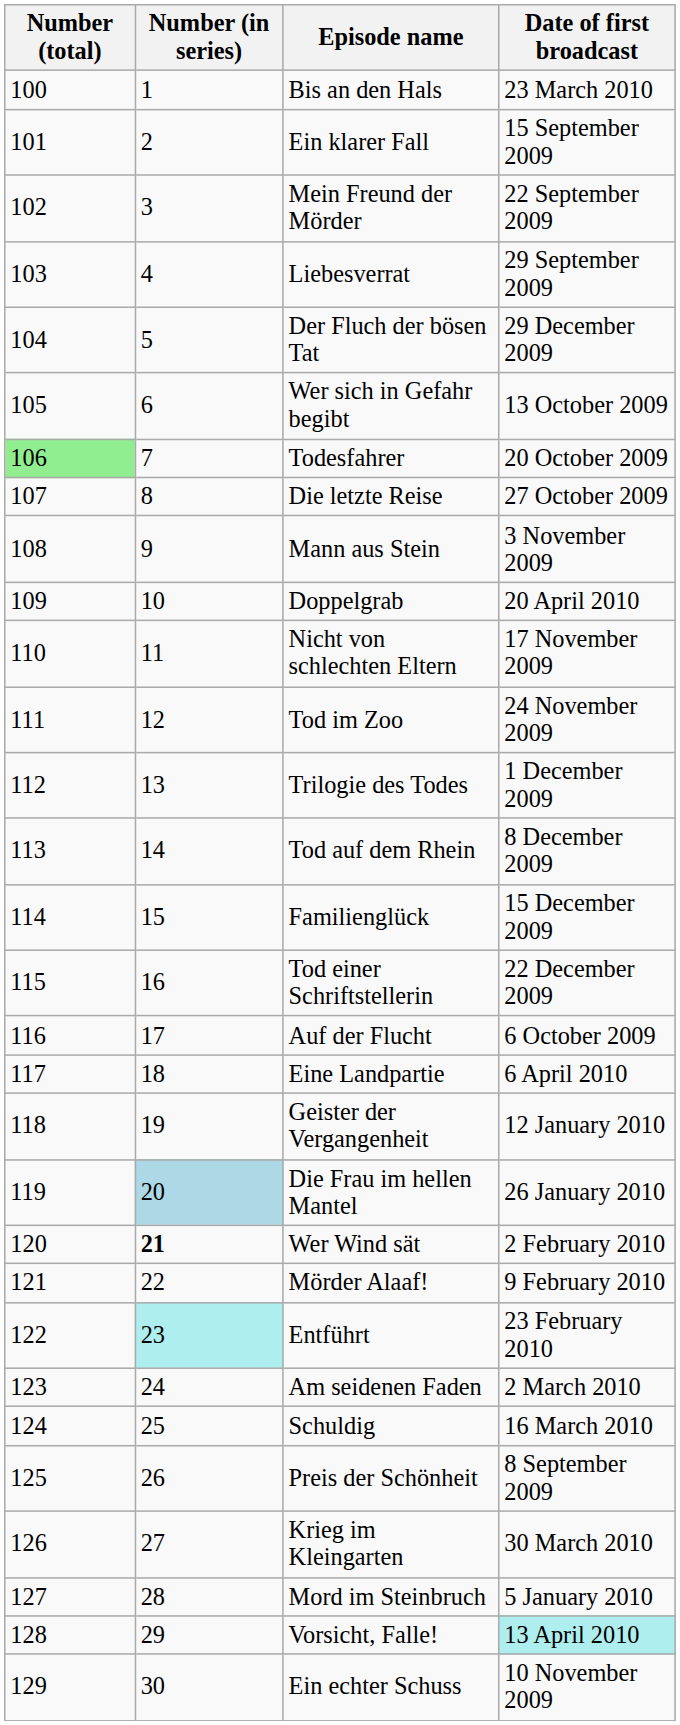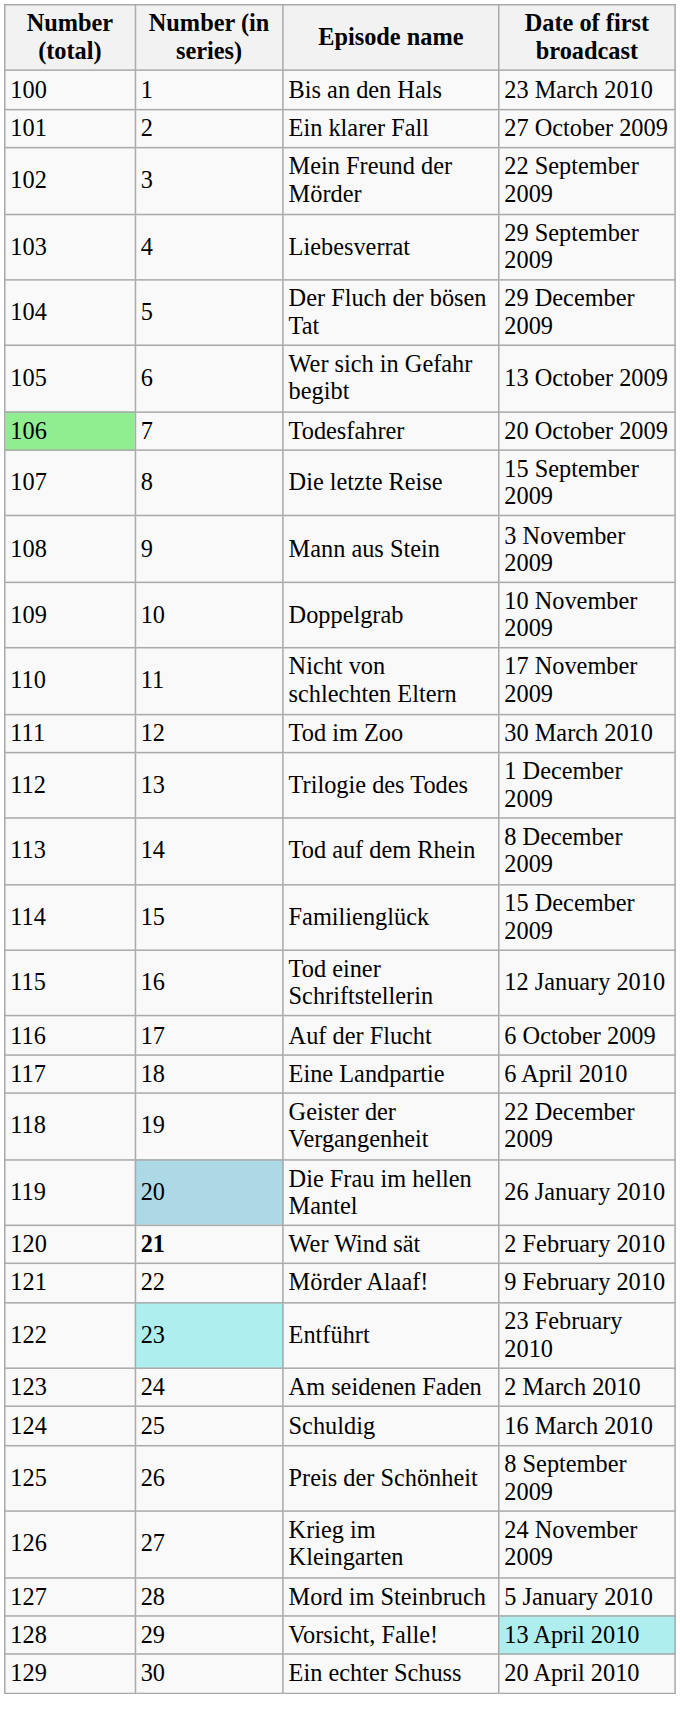(572, 141) 15 September 2009 -> (586, 128) 27 October 2009
(586, 496) 27 October 2009 -> (572, 482) 15 September 2009
(572, 601) 20 April 2010 -> (571, 614) 10 November 2009
(571, 719) 24 November 2009 -> (579, 732) 30 March 2010
(569, 982) 22 December 2009 -> (585, 982) 12 January 2010
(585, 1125) 12 January 2010 -> (569, 1125) 22 December 2009
(579, 1543) 30 March 2010 -> (571, 1543) 24 November 2009
(571, 1687) 10 November 2009 -> (572, 1673) 20 April 2010
